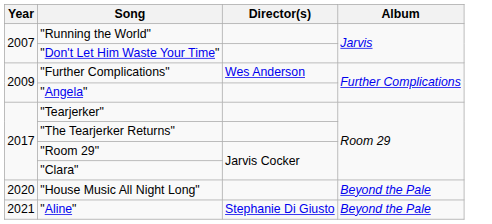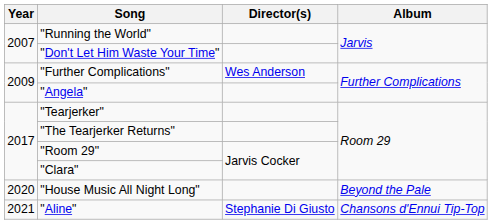(386, 209) Beyond the Pale -> (412, 209) Chansons d'Ennui Tip-Top
